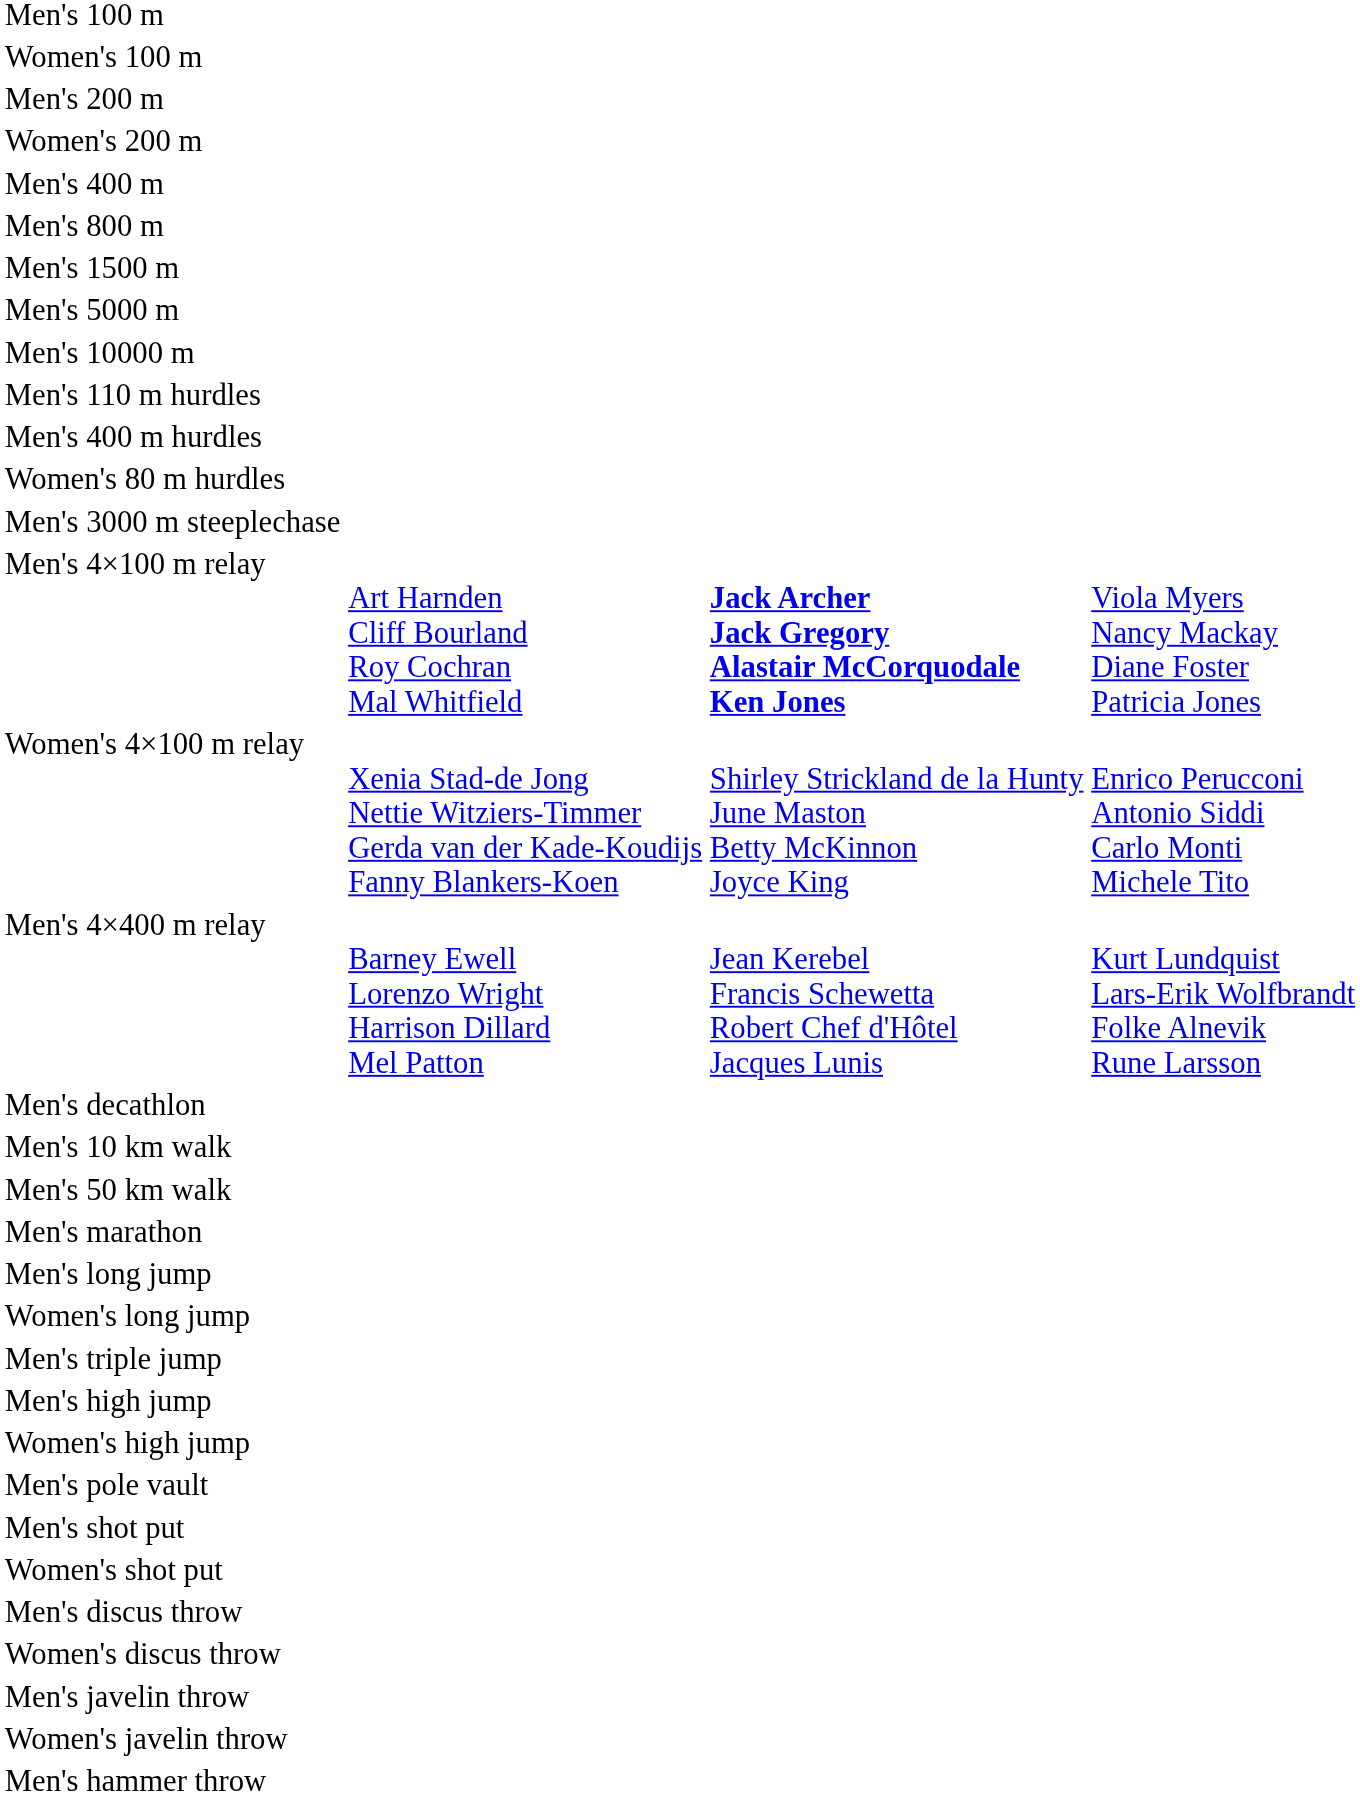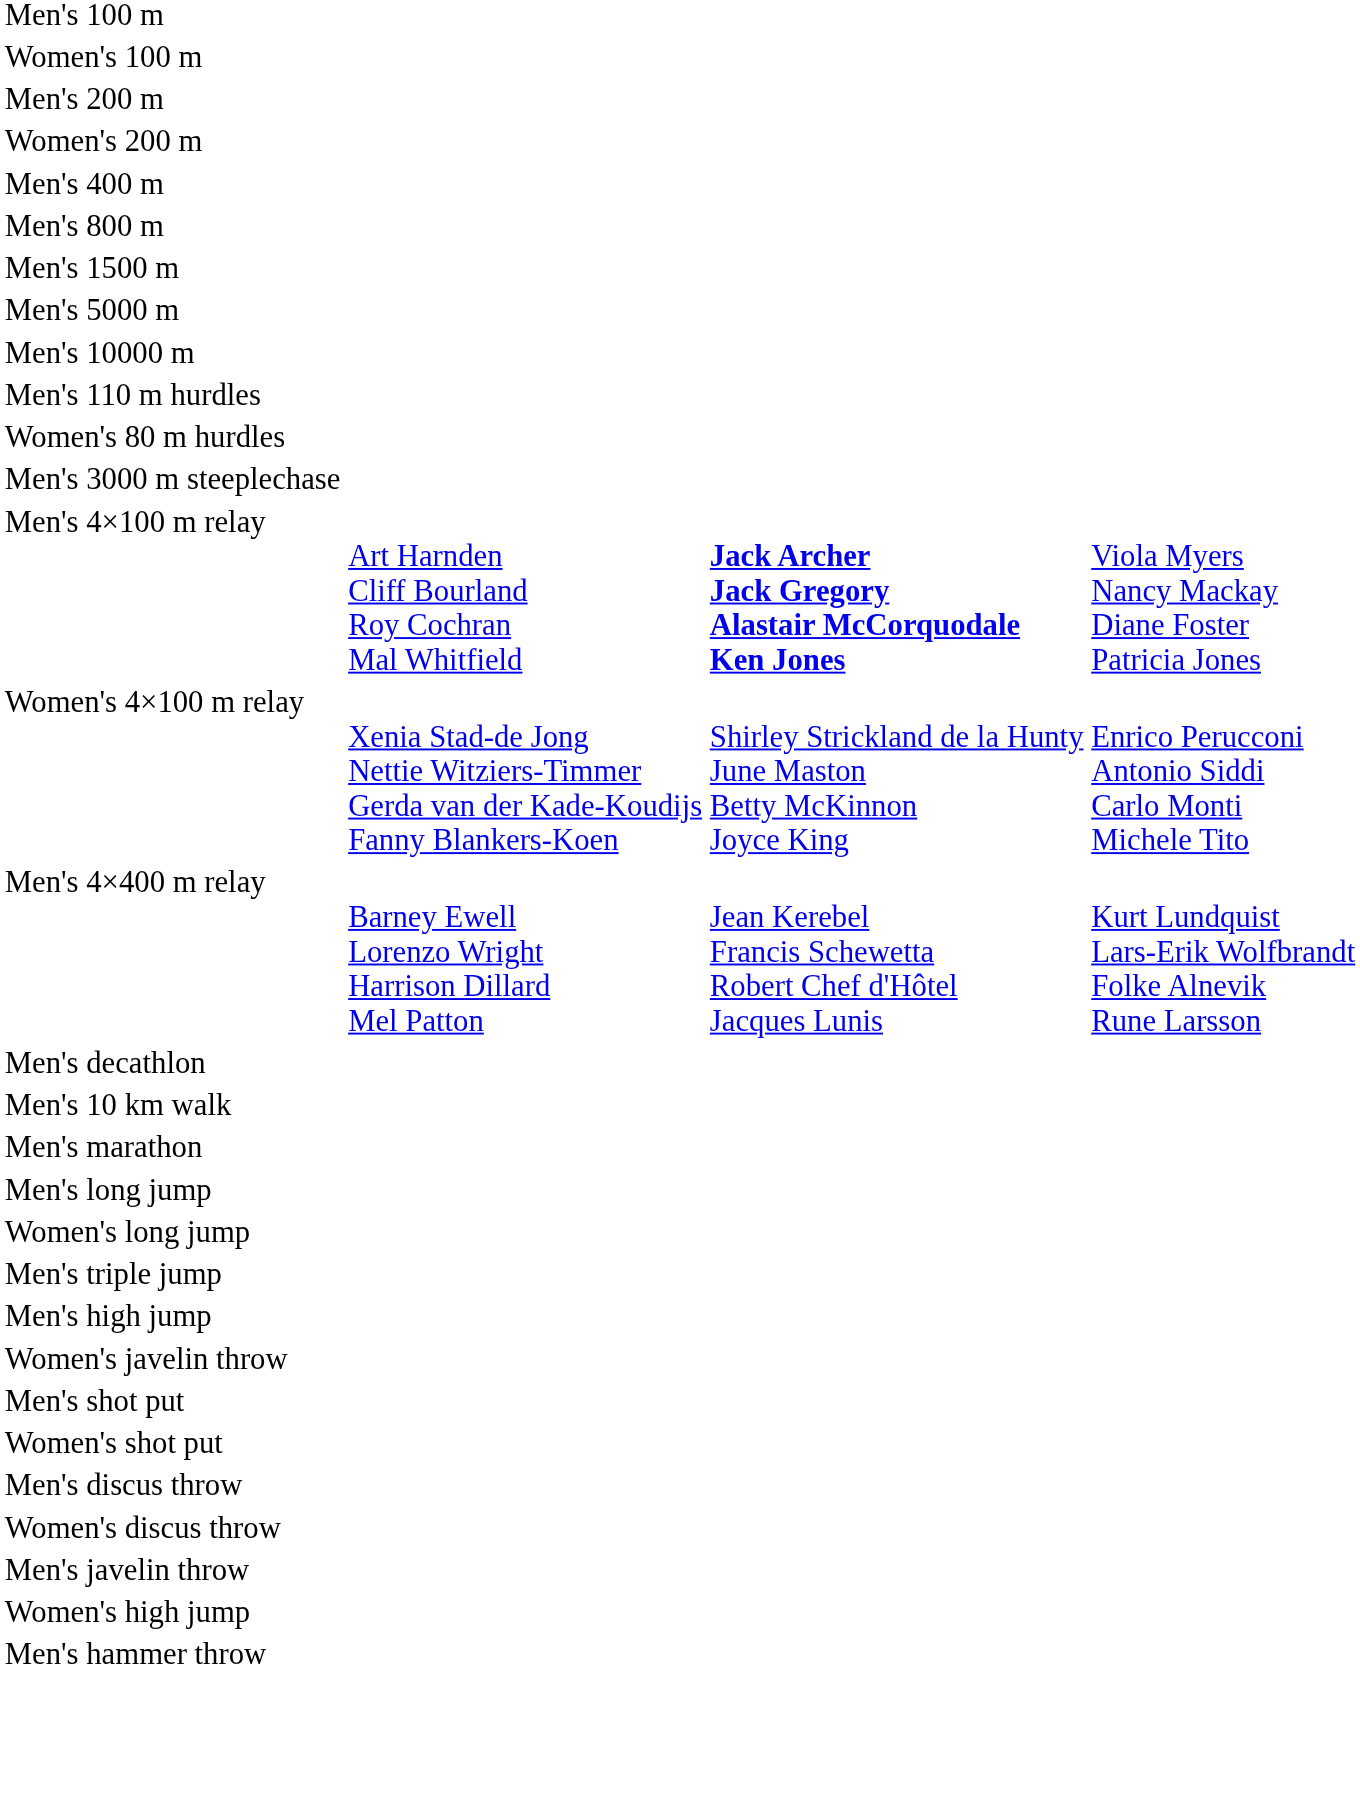- row: (133, 436)
- row: (118, 1189)
rows swapped: (127, 1443) <-> (146, 1738)
- row: (107, 1485)
